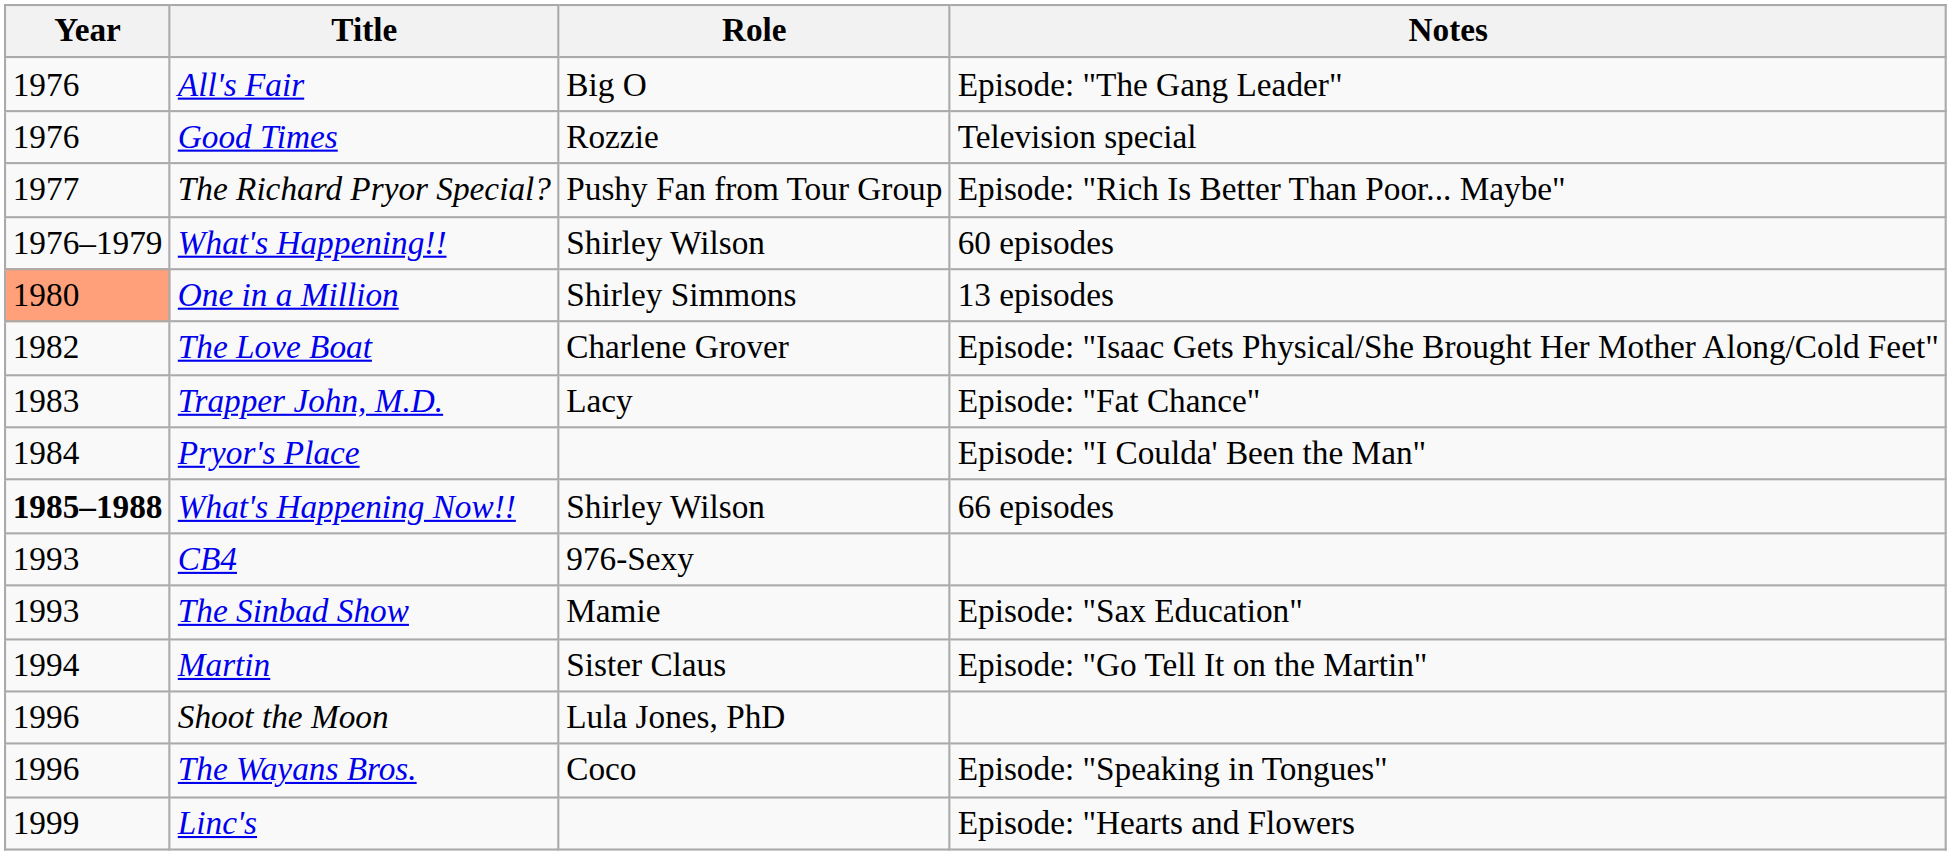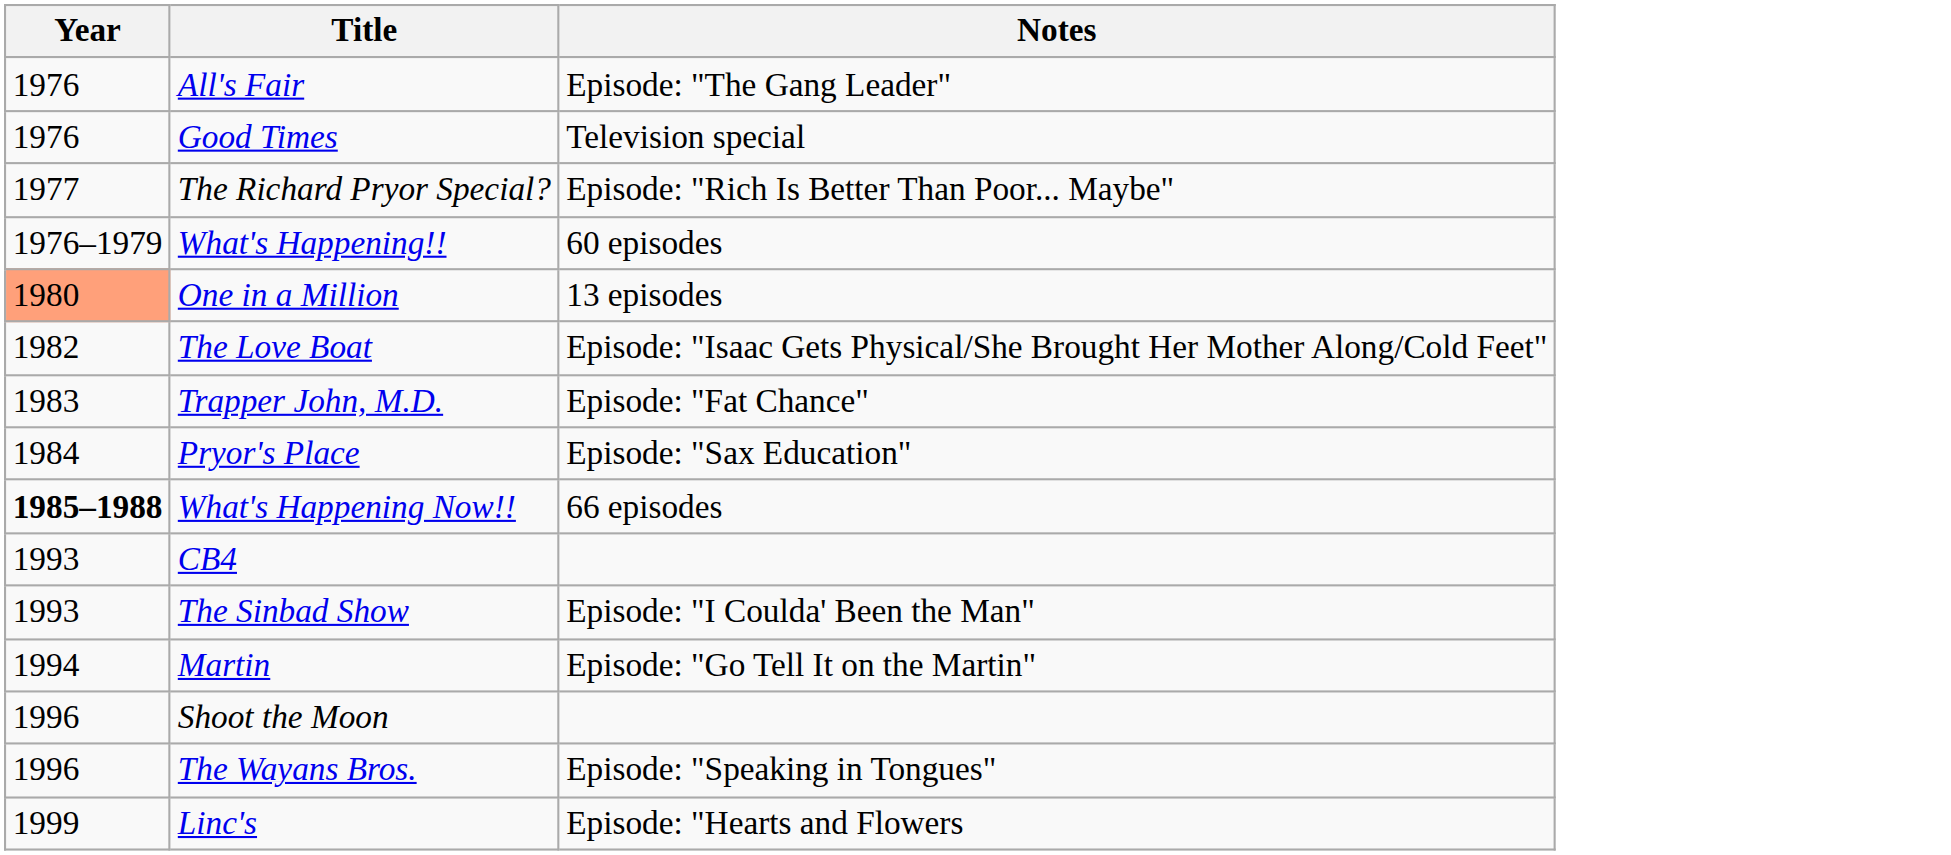- column: (754, 30)
(1192, 453) Episode: "I Coulda' Been the Man" -> (739, 453) Episode: "Sax Education"
(1130, 611) Episode: "Sax Education" -> (800, 611) Episode: "I Coulda' Been the Man"
